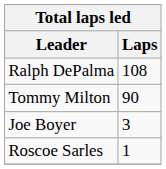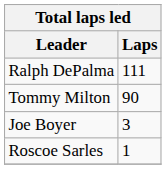(135, 71) 108 -> (134, 71) 111
